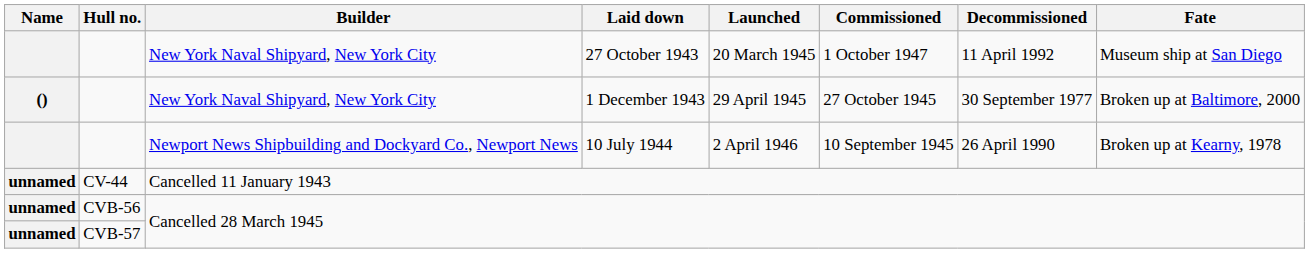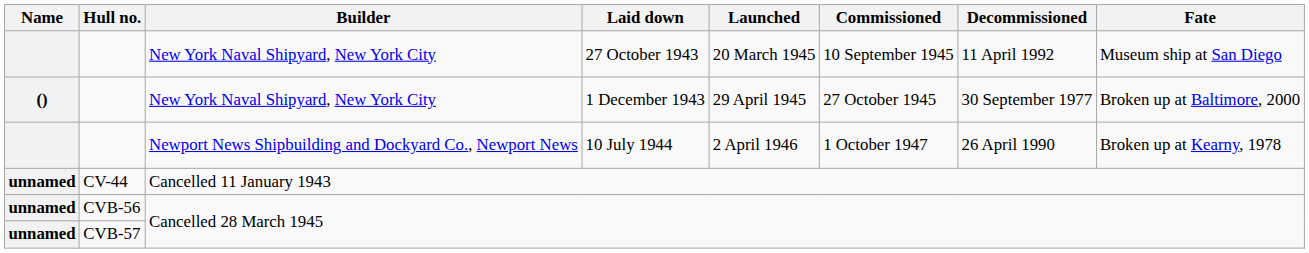(875, 53) 1 October 1947 -> (888, 53) 10 September 1945
(888, 145) 10 September 1945 -> (875, 145) 1 October 1947
